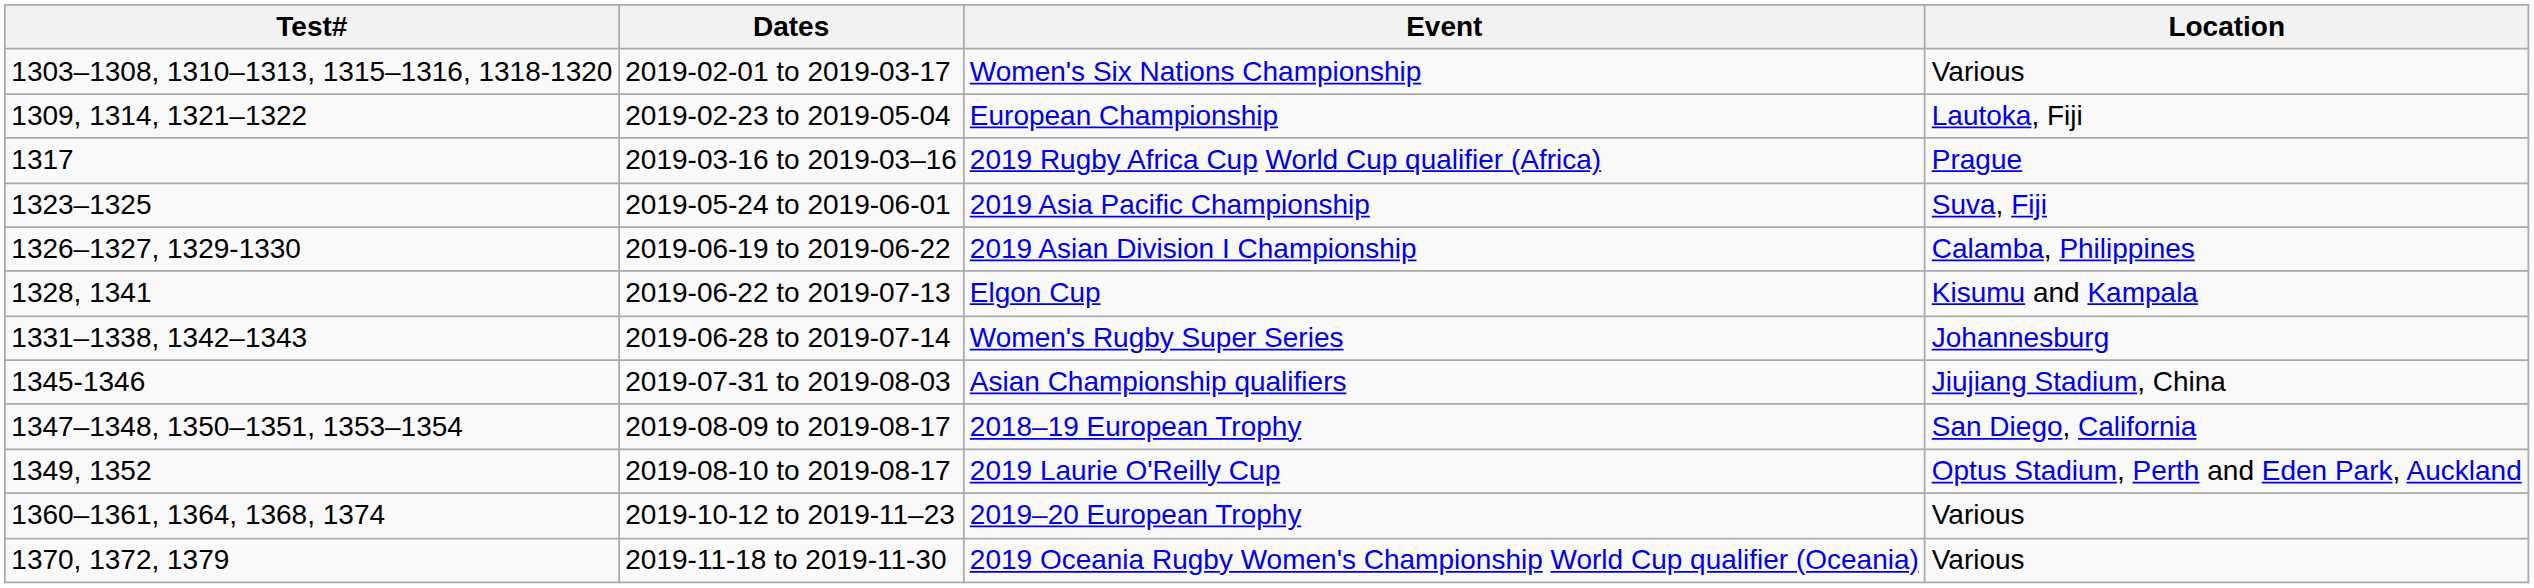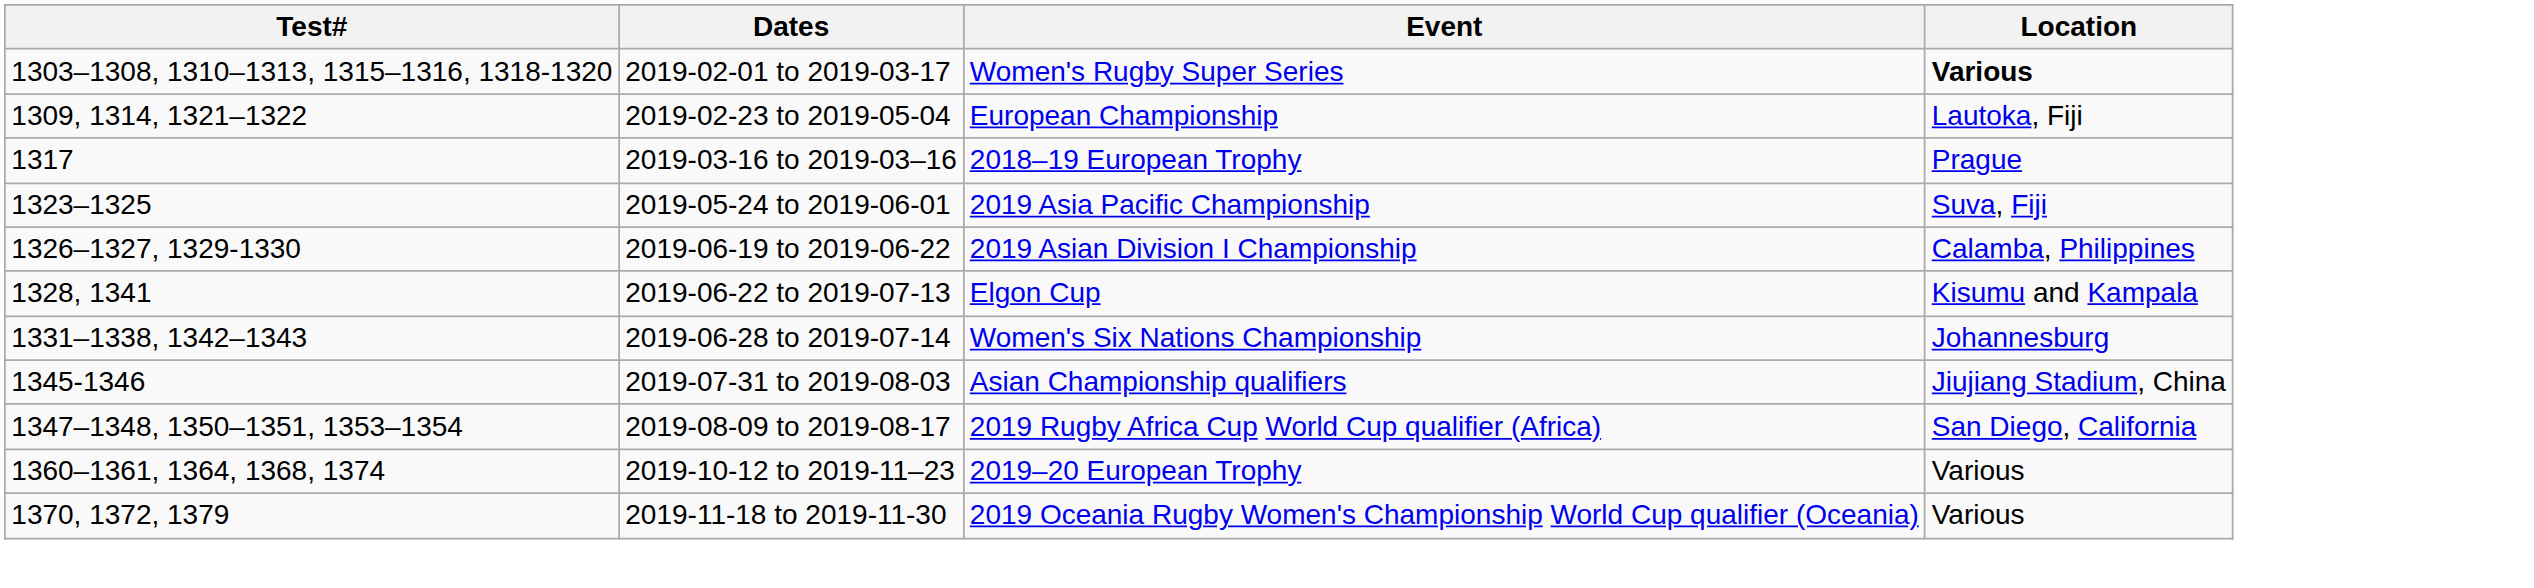(1196, 71) Women's Six Nations Championship -> (1157, 71) Women's Rugby Super Series
(1978, 71) normal -> (1982, 71) bold
(1285, 159) 2019 Rugby Africa Cup World Cup qualifier (Africa) -> (1136, 159) 2018–19 European Trophy
(1157, 337) Women's Rugby Super Series -> (1196, 337) Women's Six Nations Championship
(1136, 426) 2018–19 European Trophy -> (1285, 426) 2019 Rugby Africa Cup World Cup qualifier (Africa)
- row: (788, 470)
